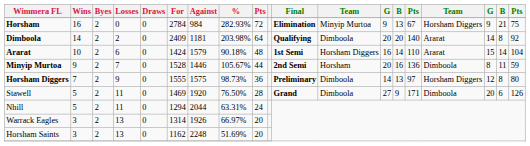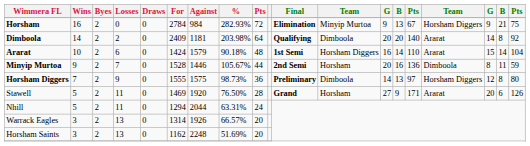(337, 93) Dimboola -> (335, 93) Horsham
(440, 93) Dimboola -> (434, 93) Ararat
(234, 120) 66.97% -> (234, 120) 66.57%
